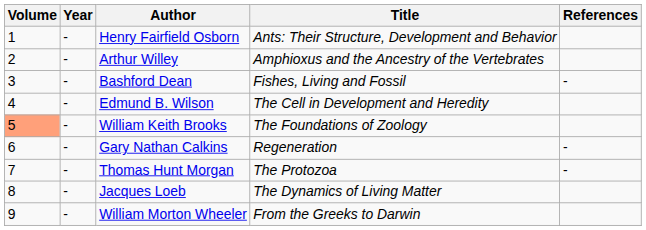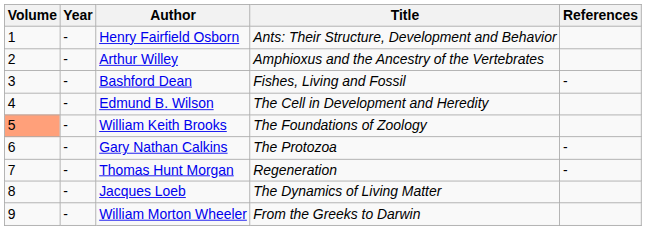(295, 147) Regeneration -> (295, 147) The Protozoa
(295, 170) The Protozoa -> (295, 170) Regeneration
